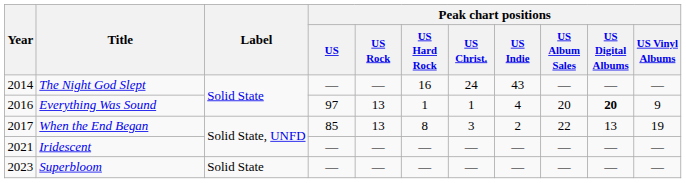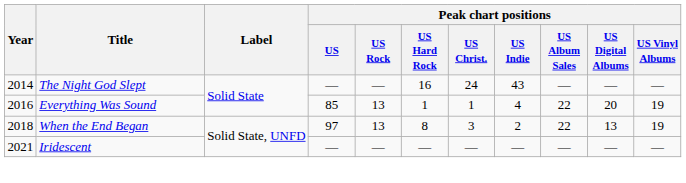(332, 105) 97 -> (332, 105) 85
(564, 105) 20 -> (564, 105) 22
(611, 105) bold -> (611, 105) normal
(657, 105) 9 -> (657, 105) 19
(20, 126) 2017 -> (20, 126) 2018
(332, 126) 85 -> (332, 126) 97
- row: (71, 167)
